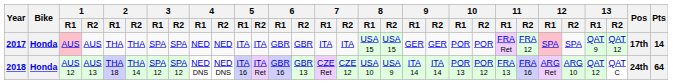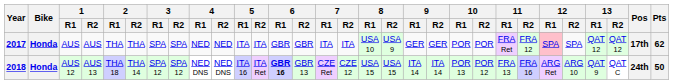(70, 44) pink background -> (70, 44) no background
(369, 44) USA 15 -> (370, 44) USA 10
(392, 44) USA 15 -> (392, 44) USA 9
(596, 44) QAT 9 -> (596, 44) QAT 12
(659, 44) 14 -> (660, 44) 62
(280, 68) normal -> (281, 68) bold
(369, 68) USA 10 -> (370, 68) USA 15
(392, 68) USA 9 -> (392, 68) USA 15
(596, 68) QAT 12 -> (596, 68) QAT 9
(659, 68) 64 -> (660, 68) 50
